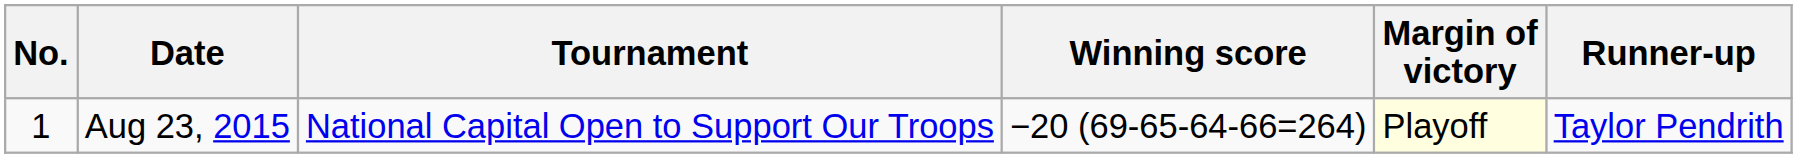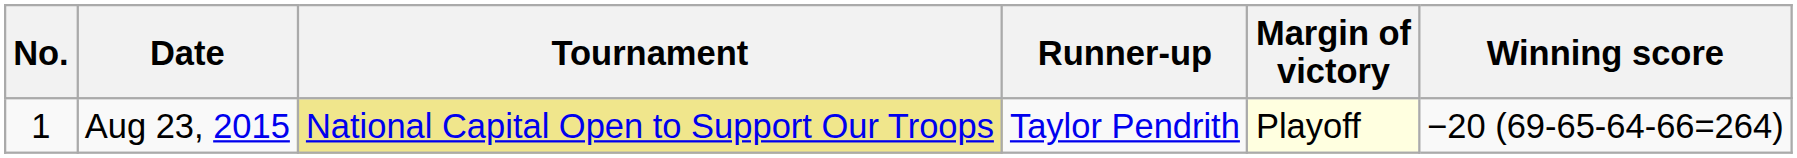columns swapped: (1188, 52) <-> (1669, 52)
(650, 126) no background -> (650, 126) khaki background
